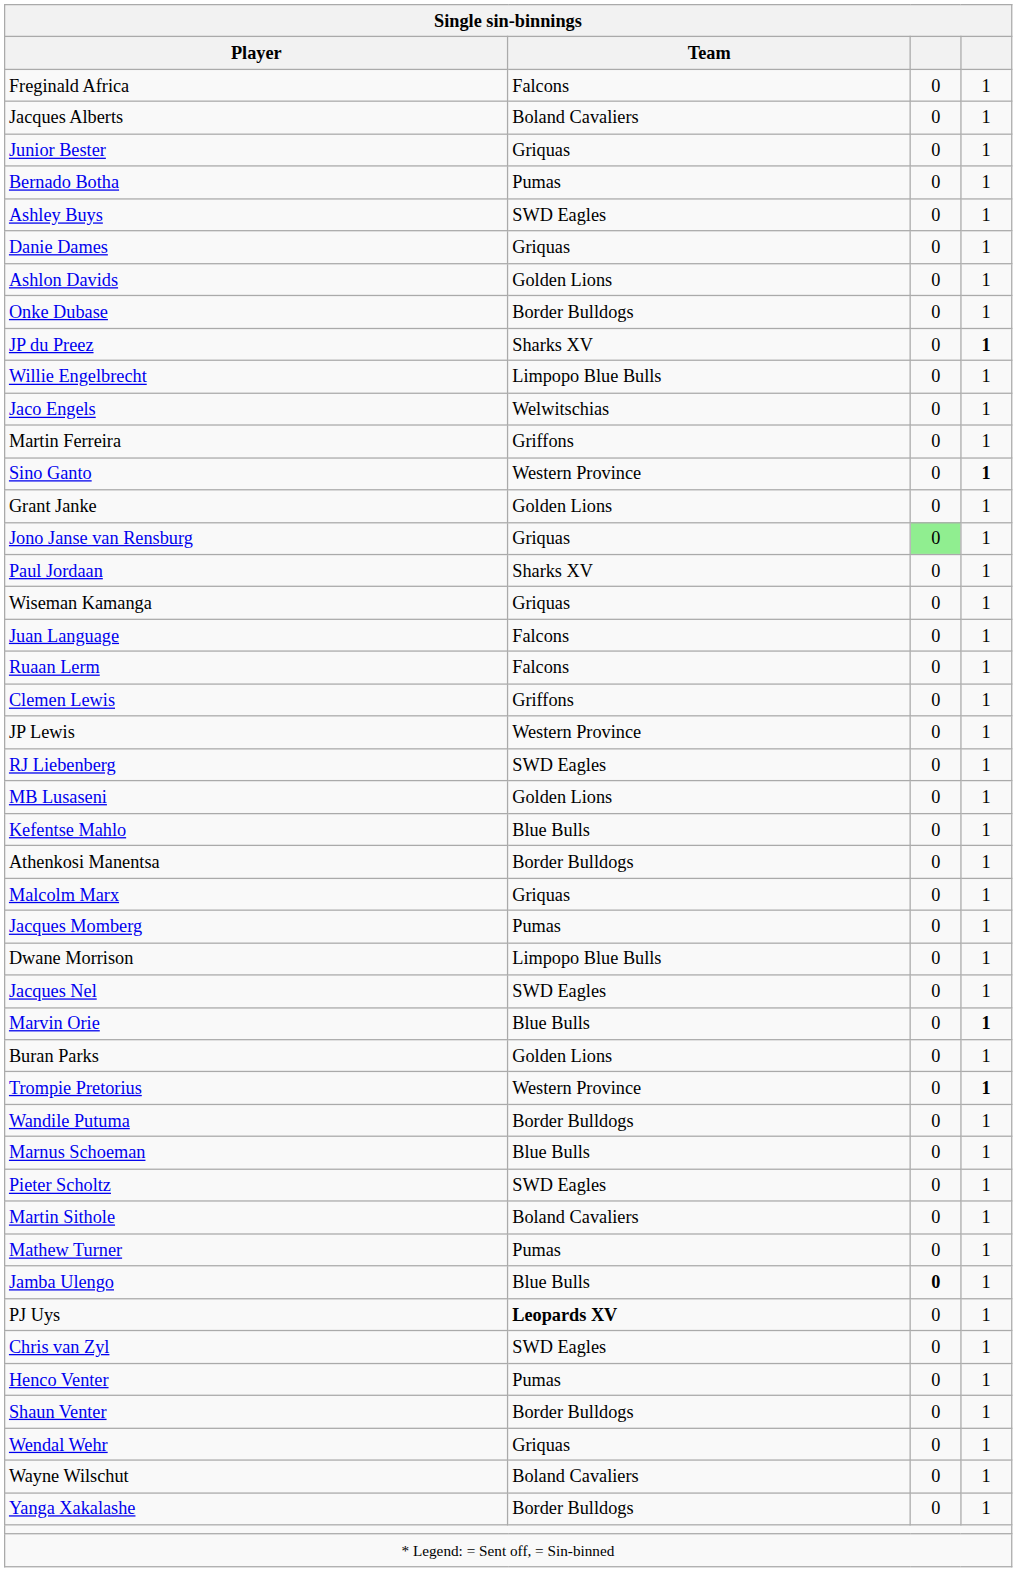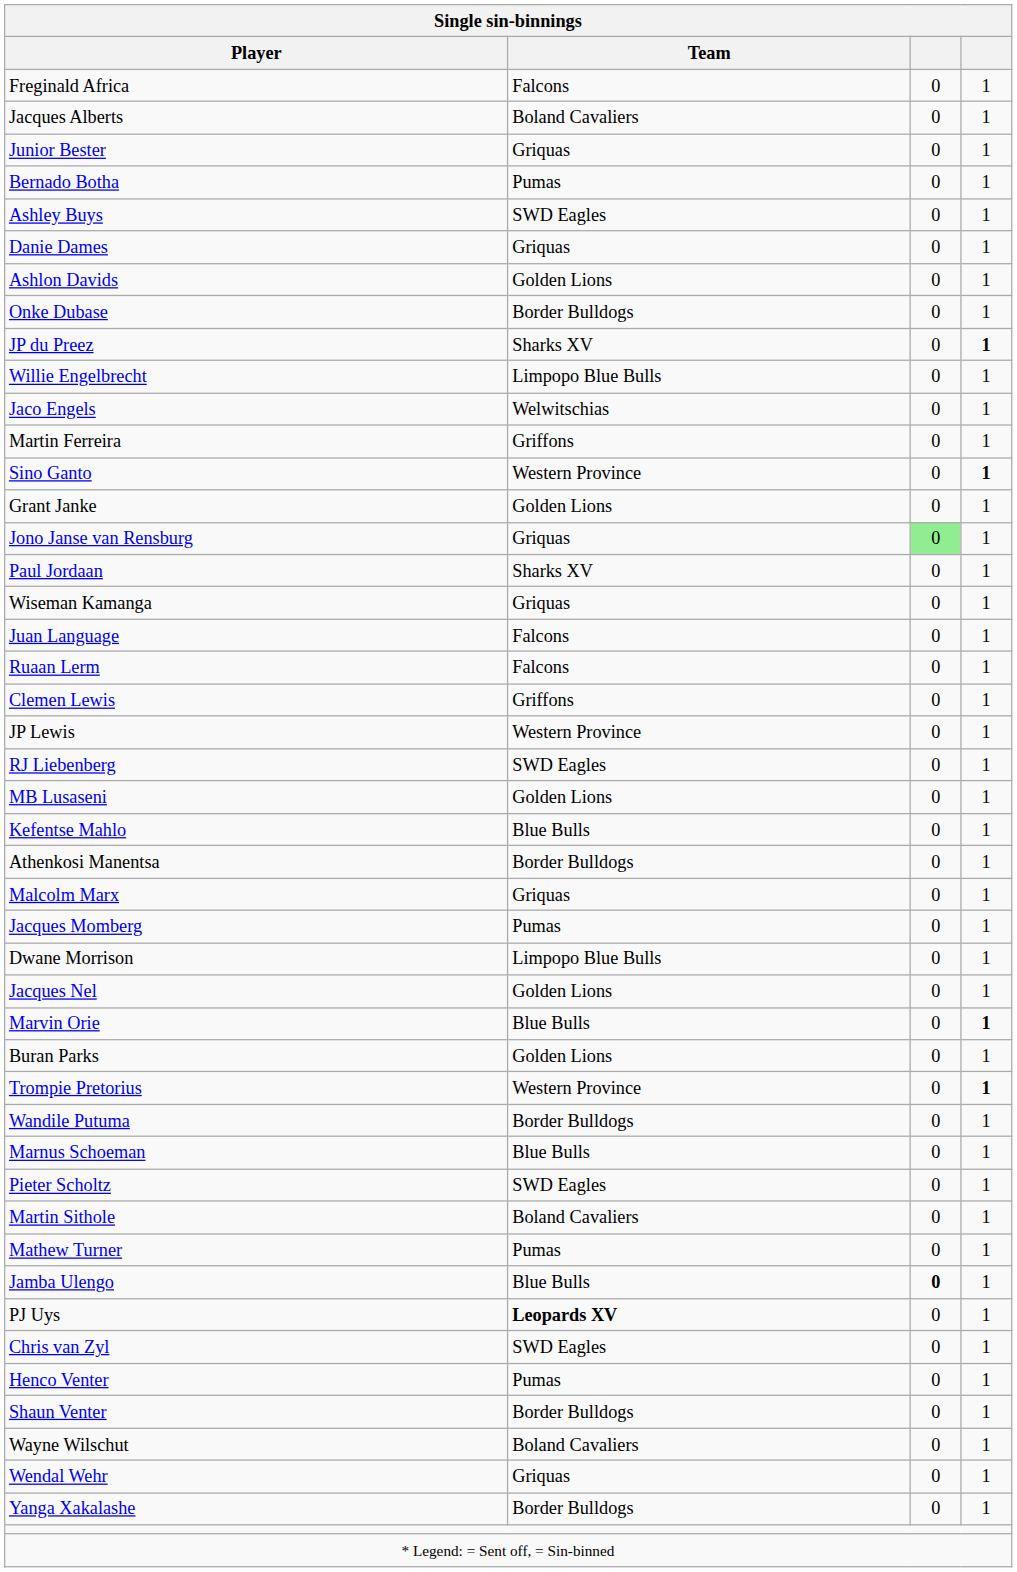(559, 991) SWD Eagles -> (562, 991) Golden Lions
rows swapped: (58, 1444) <-> (69, 1476)
